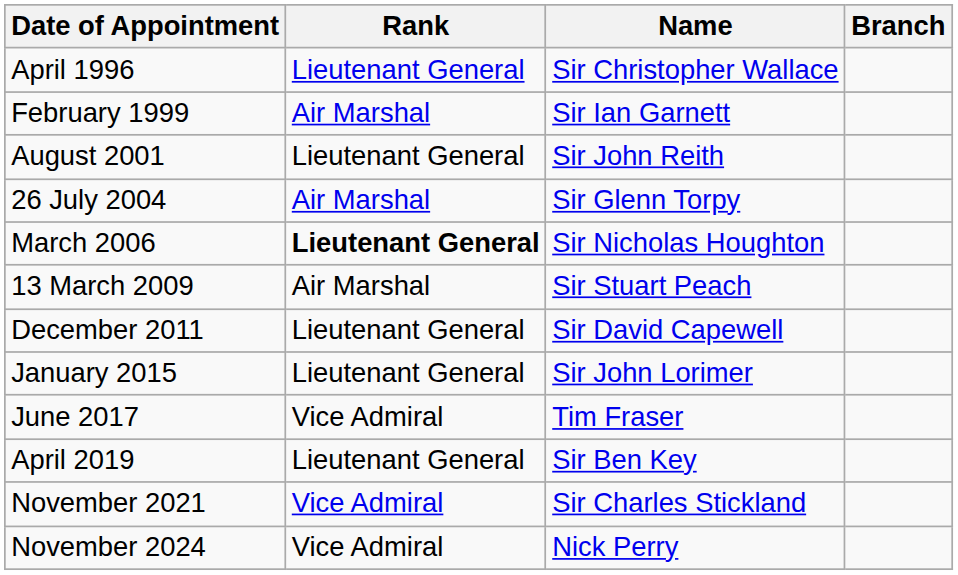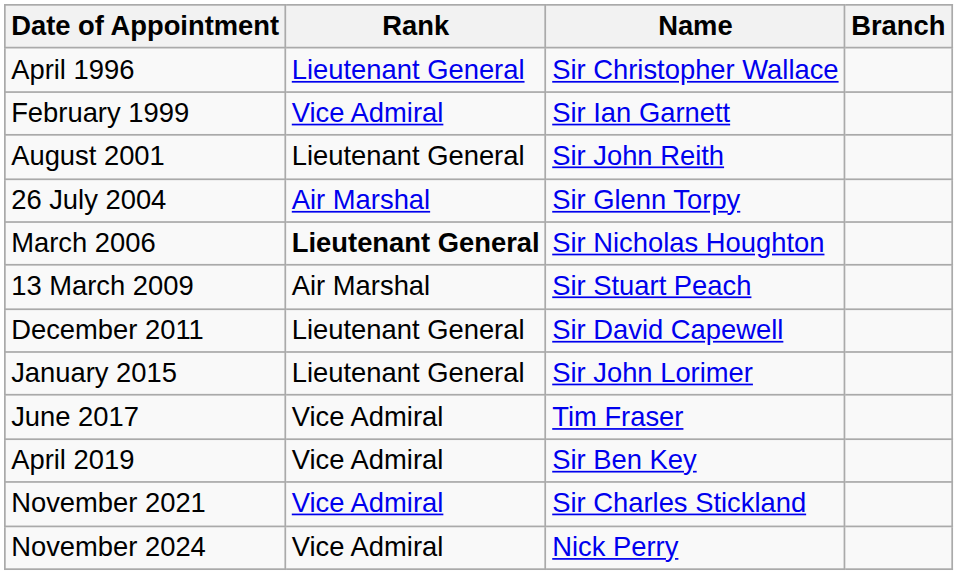(361, 112) Air Marshal -> (368, 112) Vice Admiral
(408, 460) Lieutenant General -> (368, 460) Vice Admiral
